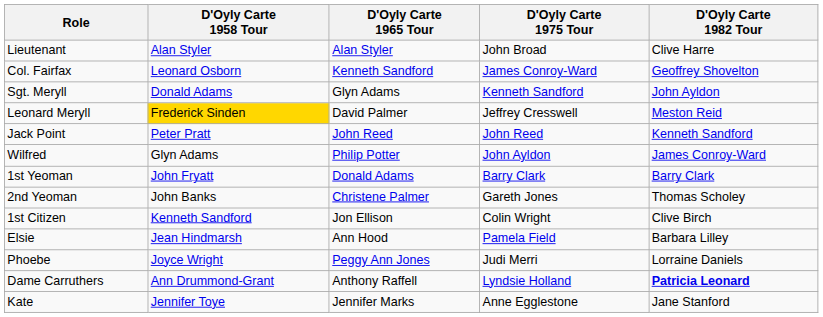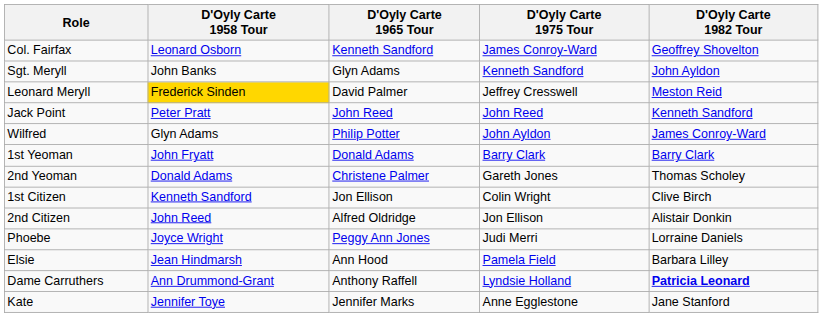- row: (37, 51)
(191, 92) Donald Adams -> (183, 72) John Banks
(183, 197) John Banks -> (191, 176) Donald Adams
+ row: (39, 218)
rows swapped: (21, 239) <-> (29, 260)
